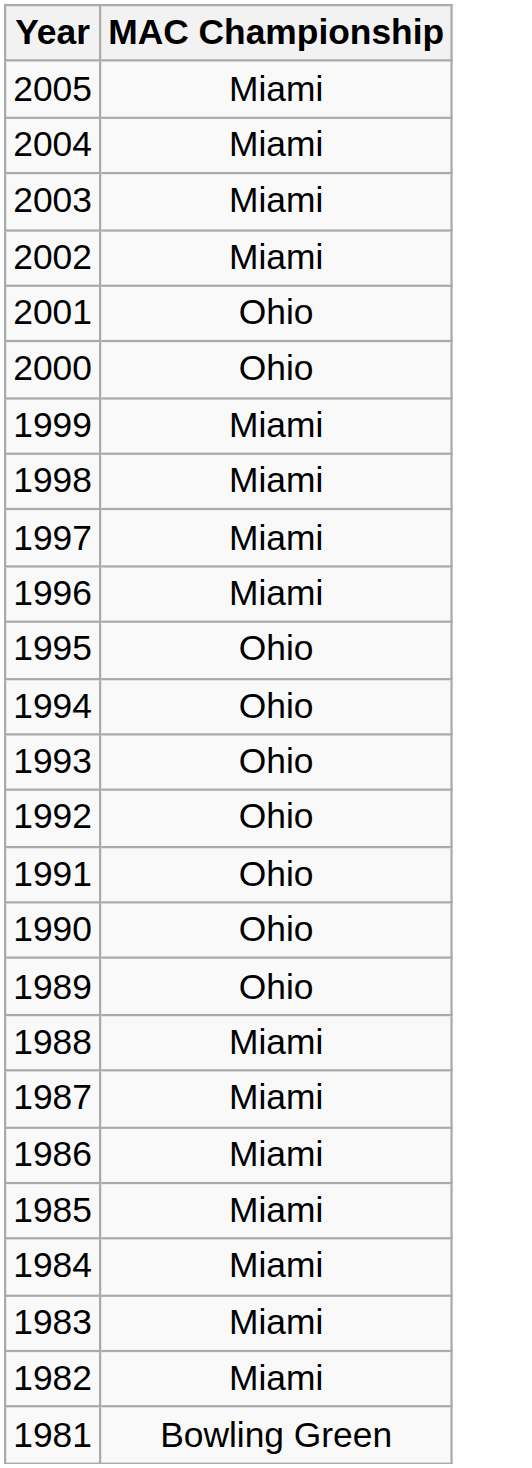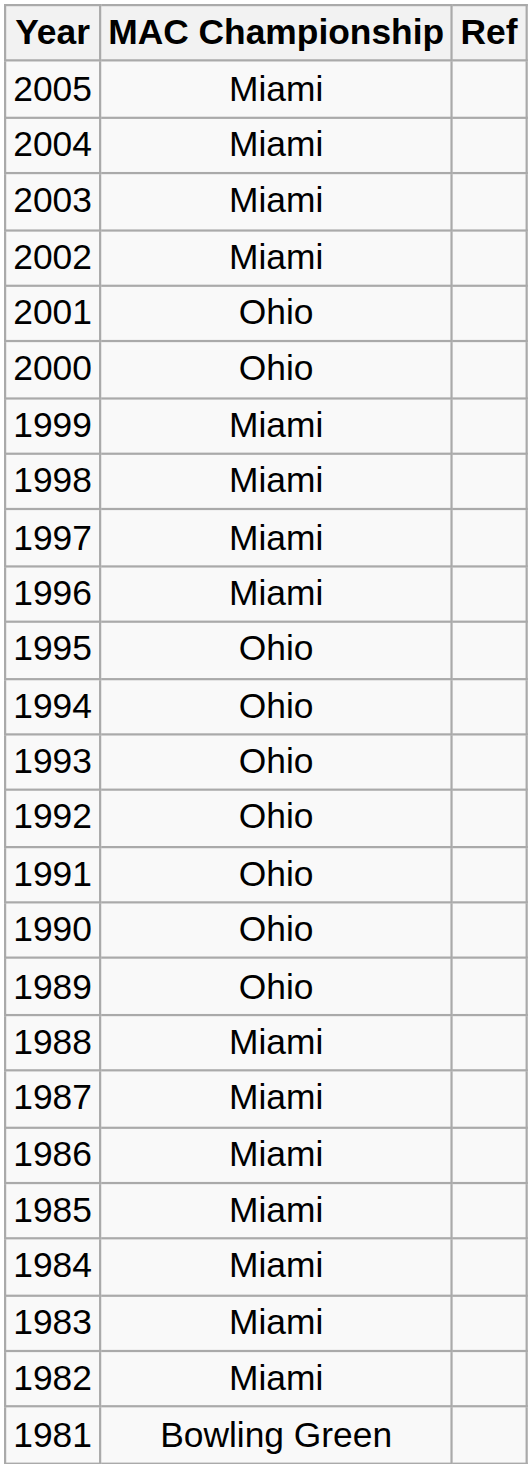+ column: (489, 32)
